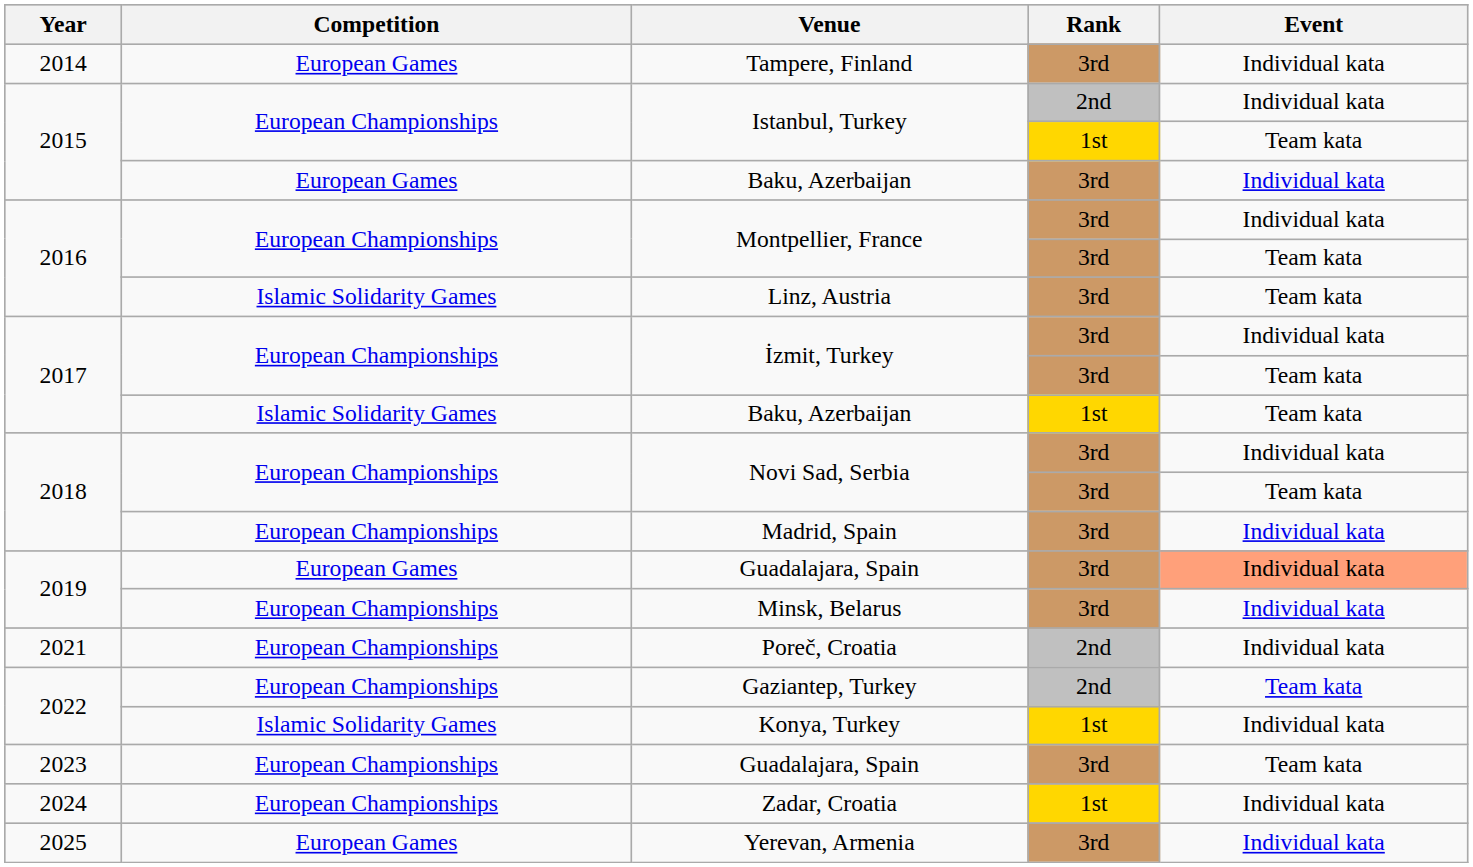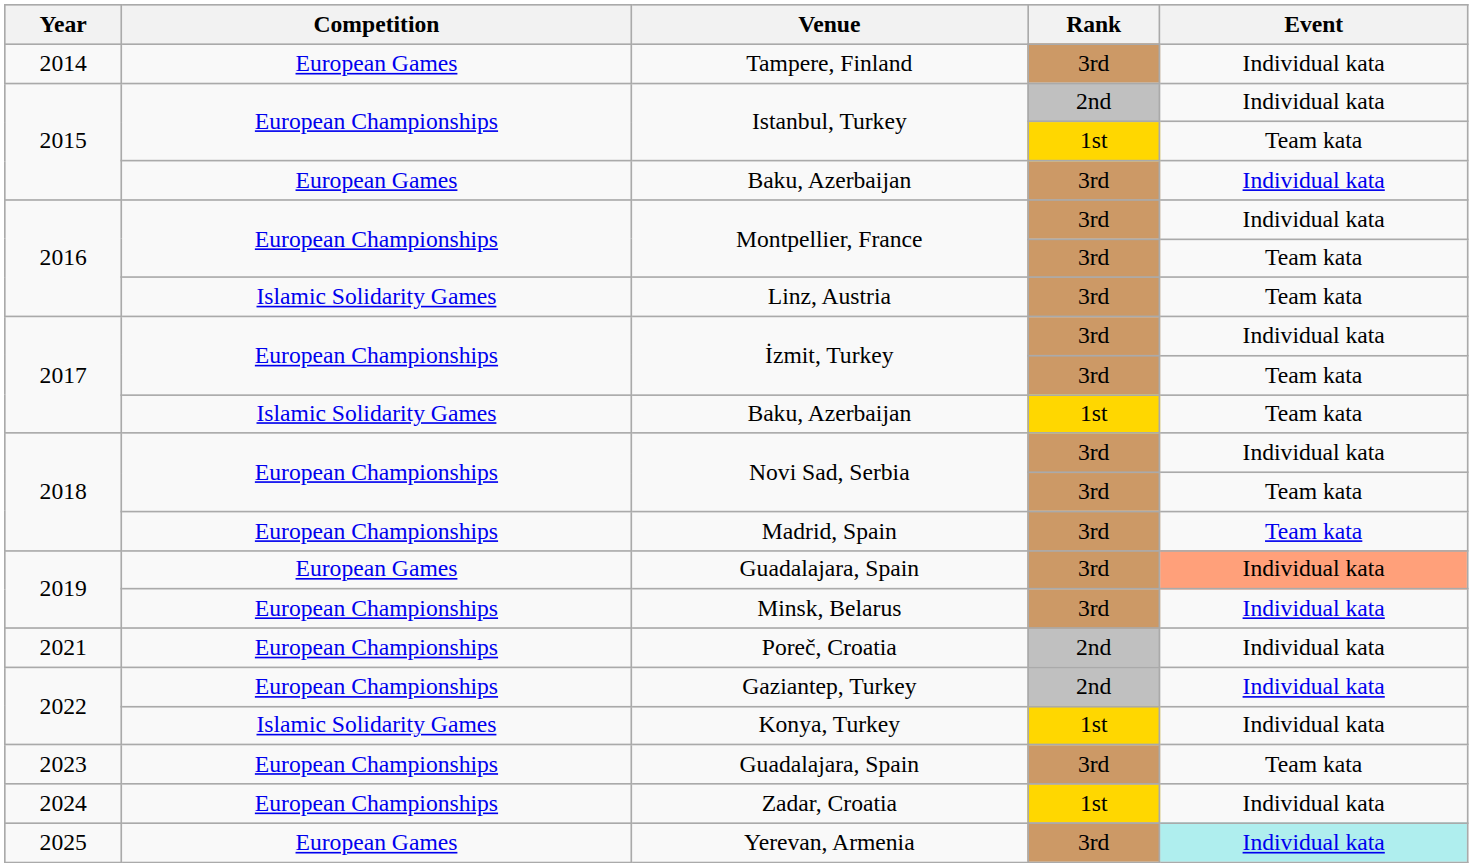(1314, 530) Individual kata -> (1314, 530) Team kata
(1314, 686) Team kata -> (1314, 686) Individual kata
(1314, 842) no background -> (1314, 842) paleturquoise background
